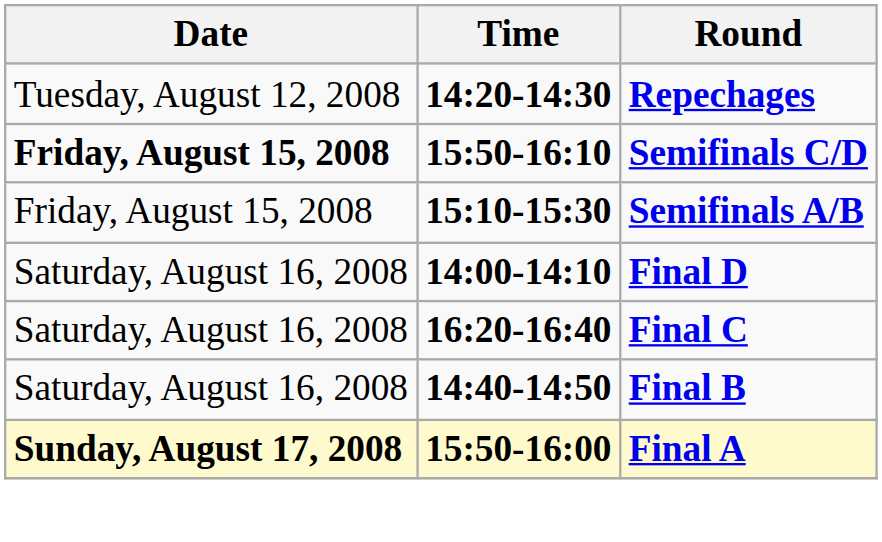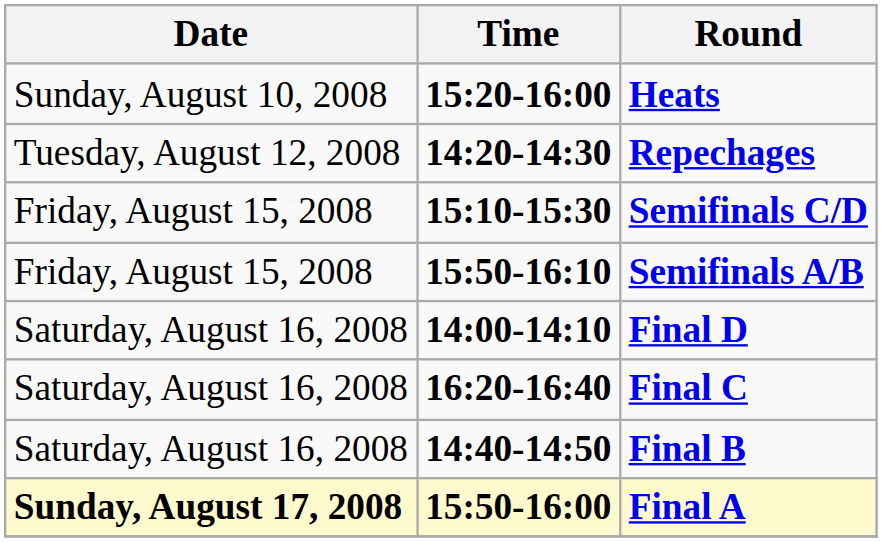+ row: (674, 93)
(202, 152) bold -> (193, 211) normal
(518, 152) 15:50-16:10 -> (518, 211) 15:10-15:30
(518, 211) 15:10-15:30 -> (518, 270) 15:50-16:10
